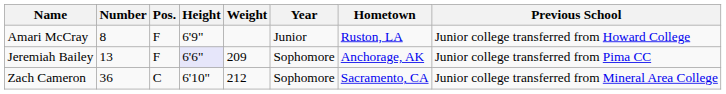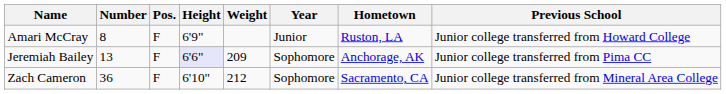(157, 78) C -> (157, 78) F
